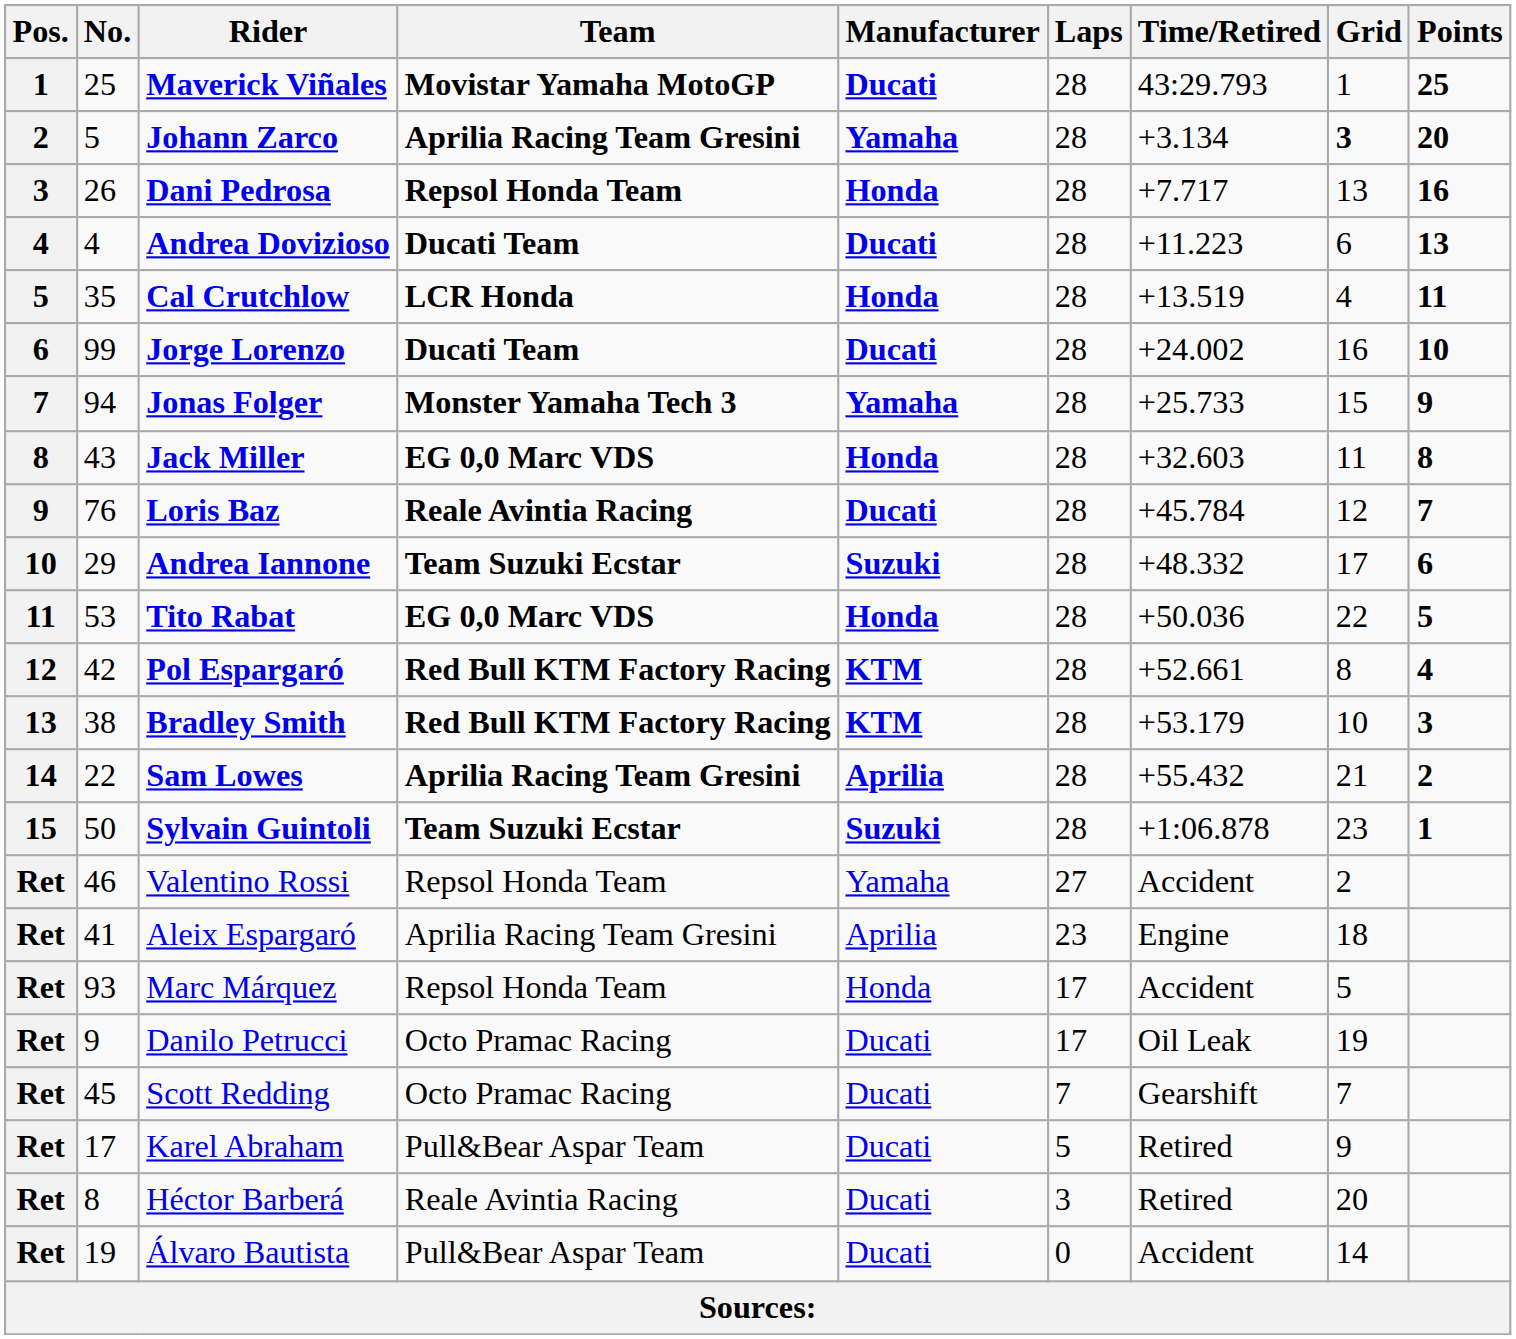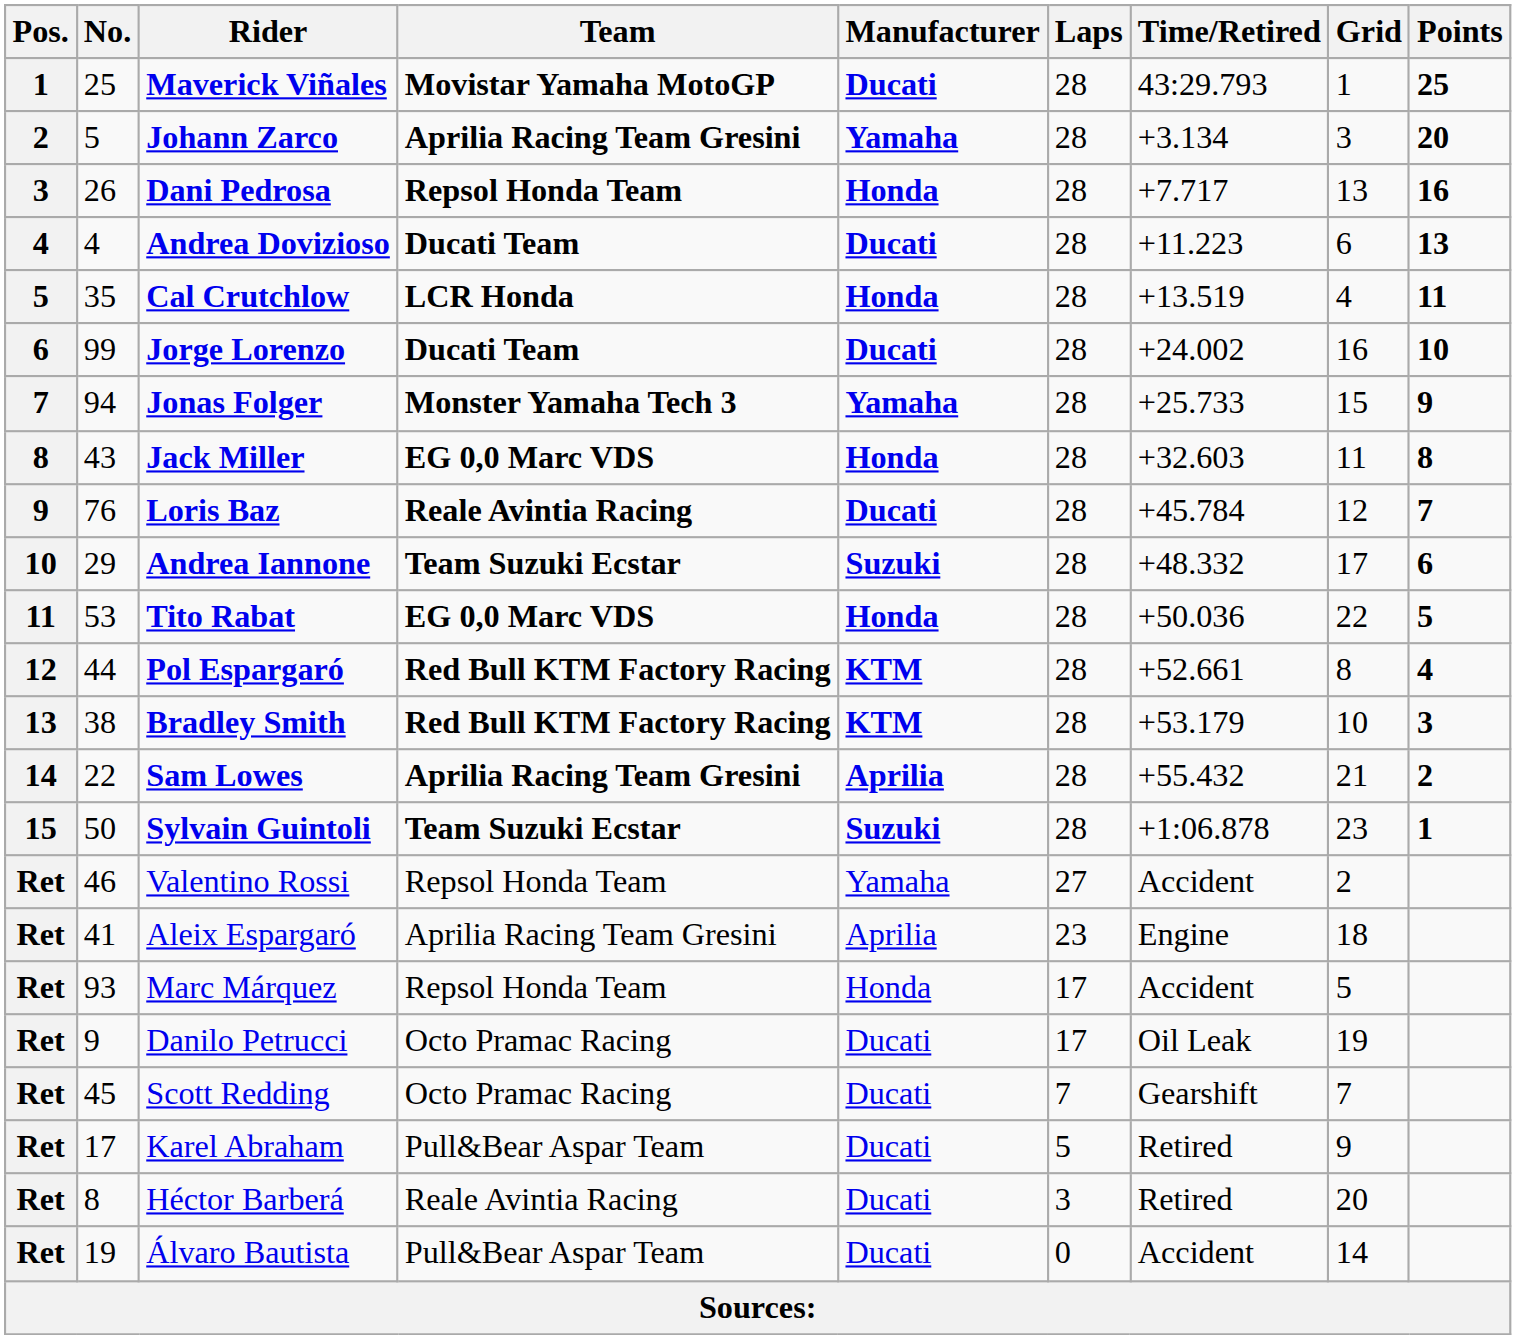(1344, 137) bold -> (1344, 137) normal
(100, 668) 42 -> (100, 668) 44
